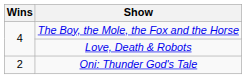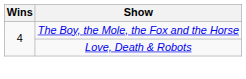- row: (138, 64)
